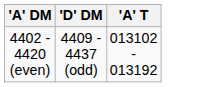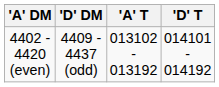+ column: (188, 15)
